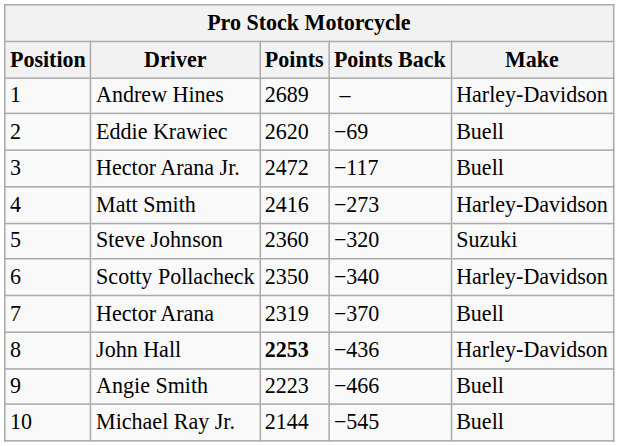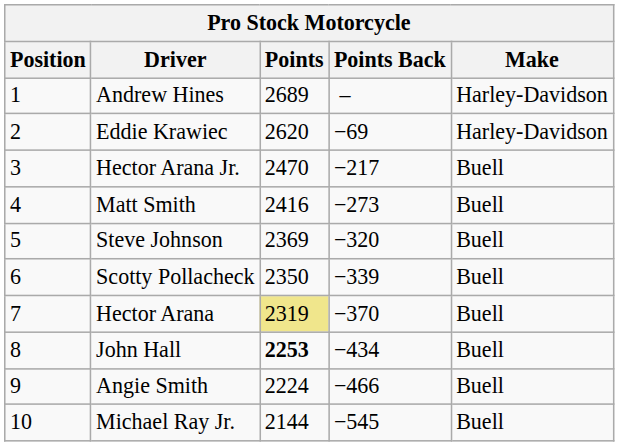(480, 132) Buell -> (532, 132) Harley-Davidson
(287, 168) 2472 -> (287, 168) 2470
(356, 168) −117 -> (357, 168) −217
(532, 204) Harley-Davidson -> (480, 204) Buell
(287, 241) 2360 -> (287, 241) 2369
(487, 241) Suzuki -> (480, 241) Buell
(357, 277) −340 -> (357, 277) −339
(532, 277) Harley-Davidson -> (480, 277) Buell
(287, 313) no background -> (287, 313) khaki background
(357, 350) −436 -> (357, 350) −434
(532, 350) Harley-Davidson -> (480, 350) Buell
(287, 386) 2223 -> (287, 386) 2224
